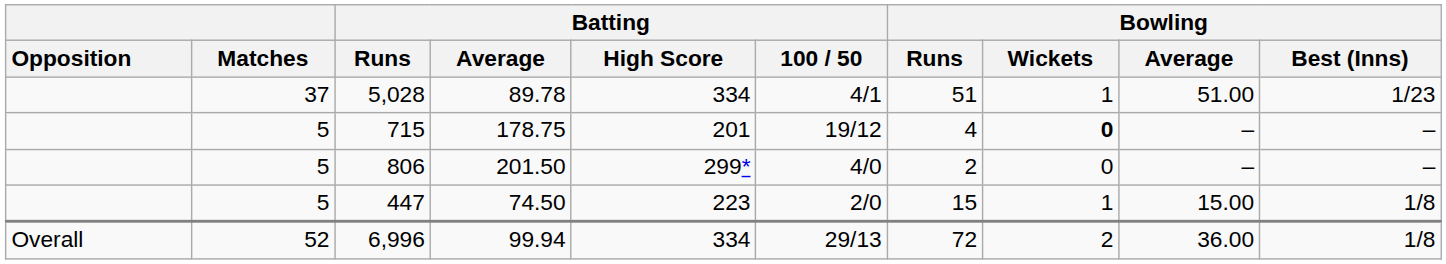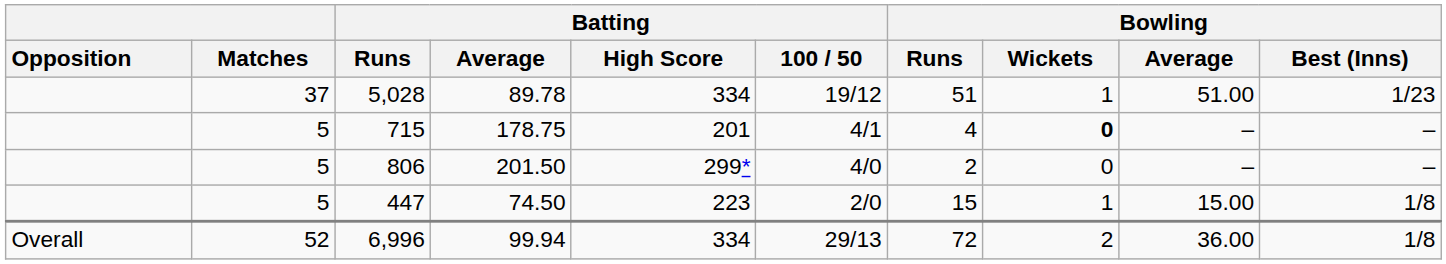(866, 94) 4/1 -> (853, 94) 19/12
(853, 130) 19/12 -> (866, 130) 4/1
